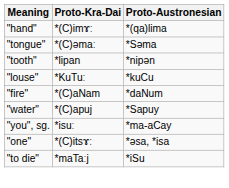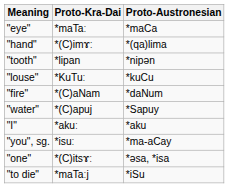+ row: (19, 28)
- row: (26, 45)
+ row: (12, 126)
